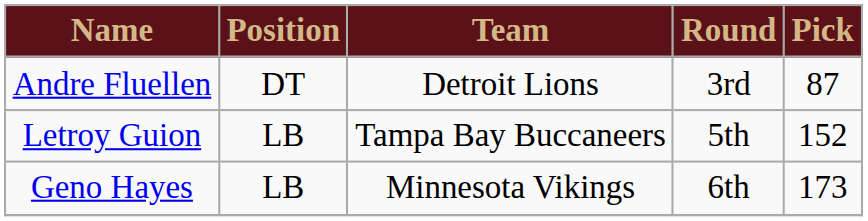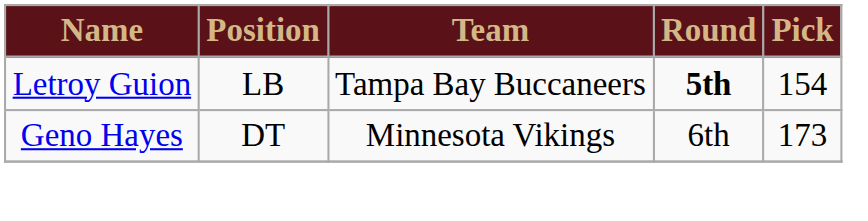- row: (112, 82)
(729, 135) normal -> (709, 82) bold
(823, 135) 152 -> (803, 82) 154
(283, 187) LB -> (263, 135) DT
